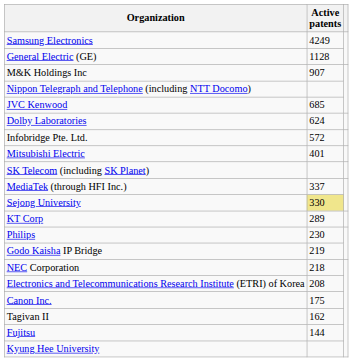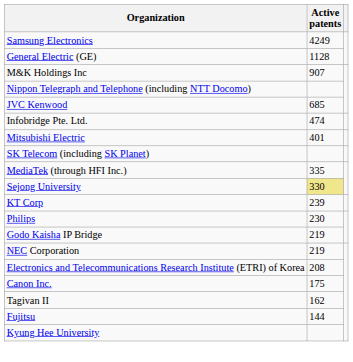- row: (47, 121)
(317, 137) 572 -> (317, 121) 474
(317, 186) 337 -> (317, 170) 335
(317, 219) 289 -> (317, 202) 239
(317, 267) 218 -> (317, 251) 219
